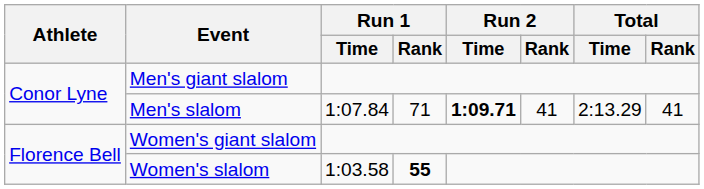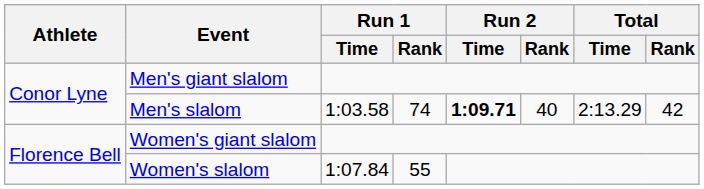(357, 109) 1:07.84 -> (357, 109) 1:03.58
(420, 109) 71 -> (420, 109) 74
(547, 109) 41 -> (547, 109) 40
(673, 109) 41 -> (673, 109) 42
(357, 170) 1:03.58 -> (357, 170) 1:07.84
(420, 170) bold -> (420, 170) normal
